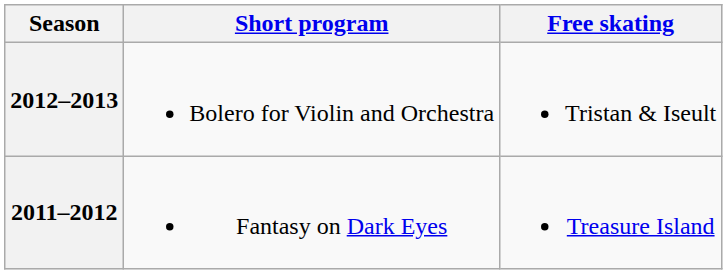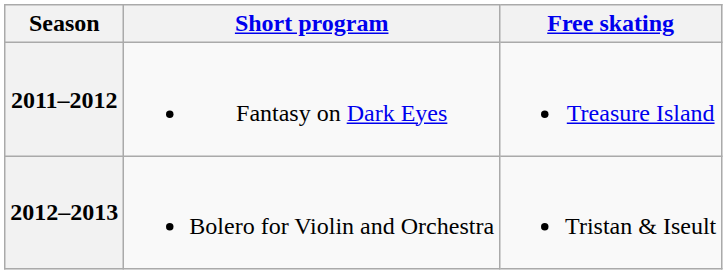rows swapped: (64, 99) <-> (64, 212)
